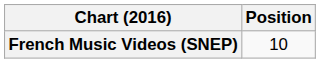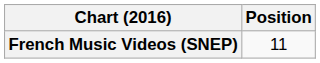(279, 44) 10 -> (279, 44) 11
